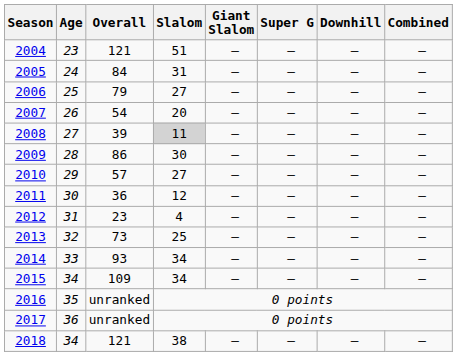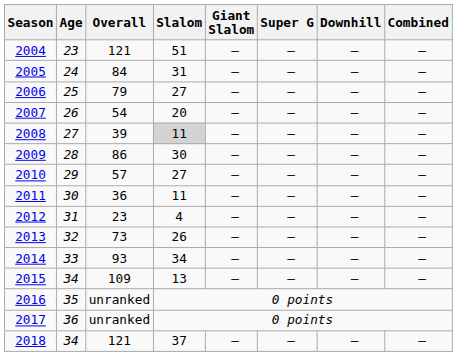(179, 196) 12 -> (179, 196) 11
(179, 237) 25 -> (179, 237) 26
(179, 279) 34 -> (179, 279) 13
(179, 341) 38 -> (179, 341) 37
